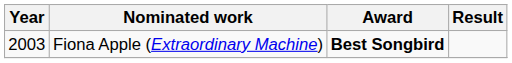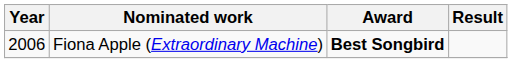(27, 44) 2003 -> (27, 44) 2006
